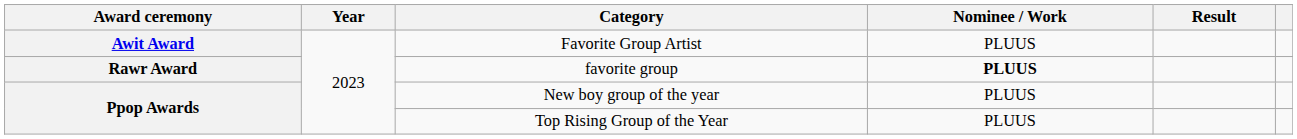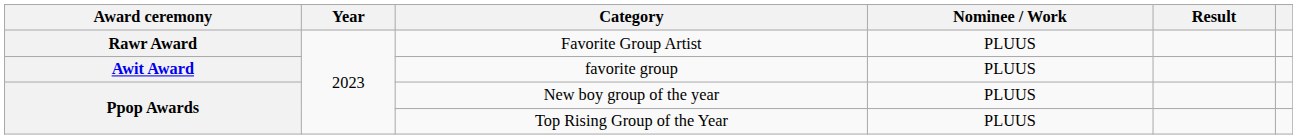(153, 43) Awit Award -> (153, 43) Rawr Award
(153, 69) Rawr Award -> (153, 69) Awit Award
(1010, 69) bold -> (1010, 69) normal
